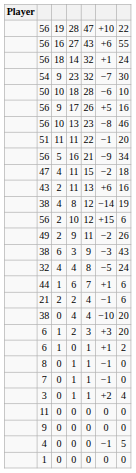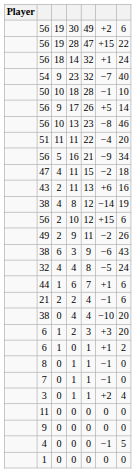+ row: (44, 28)
(106, 28) +10 -> (106, 44) +15
- row: (44, 44)
(124, 76) 30 -> (124, 76) 40
(106, 92) −6 -> (106, 92) −1
(124, 108) 16 -> (124, 108) 14
(106, 140) −1 -> (106, 140) −4
(106, 252) −3 -> (106, 252) −6
